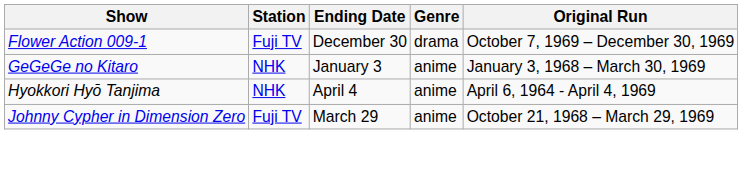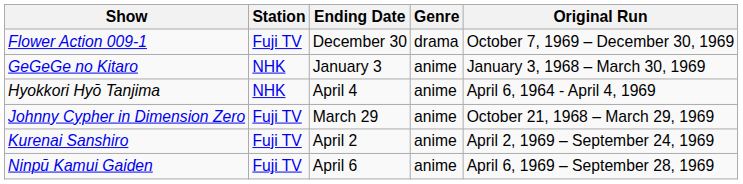+ row: (68, 141)
+ row: (80, 166)
